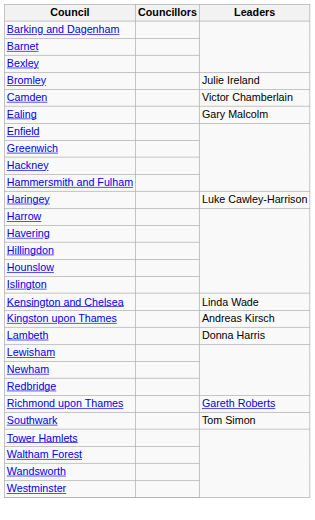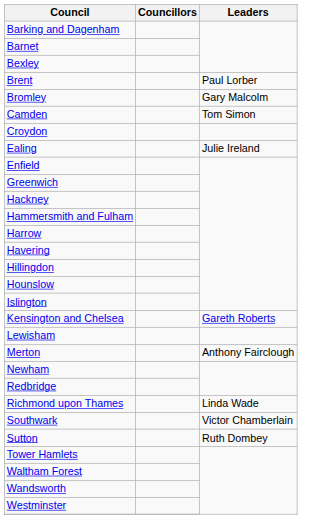+ row: (20, 81)
(231, 81) Julie Ireland -> (235, 98) Gary Malcolm
(247, 98) Victor Chamberlain -> (229, 115) Tom Simon
+ row: (27, 132)
(235, 115) Gary Malcolm -> (231, 149) Julie Ireland
- row: (28, 200)
(230, 302) Linda Wade -> (239, 319) Gareth Roberts
- row: (62, 319)
- row: (28, 336)
+ row: (23, 353)
(239, 404) Gareth Roberts -> (230, 404) Linda Wade
(229, 421) Tom Simon -> (247, 421) Victor Chamberlain
+ row: (22, 438)
